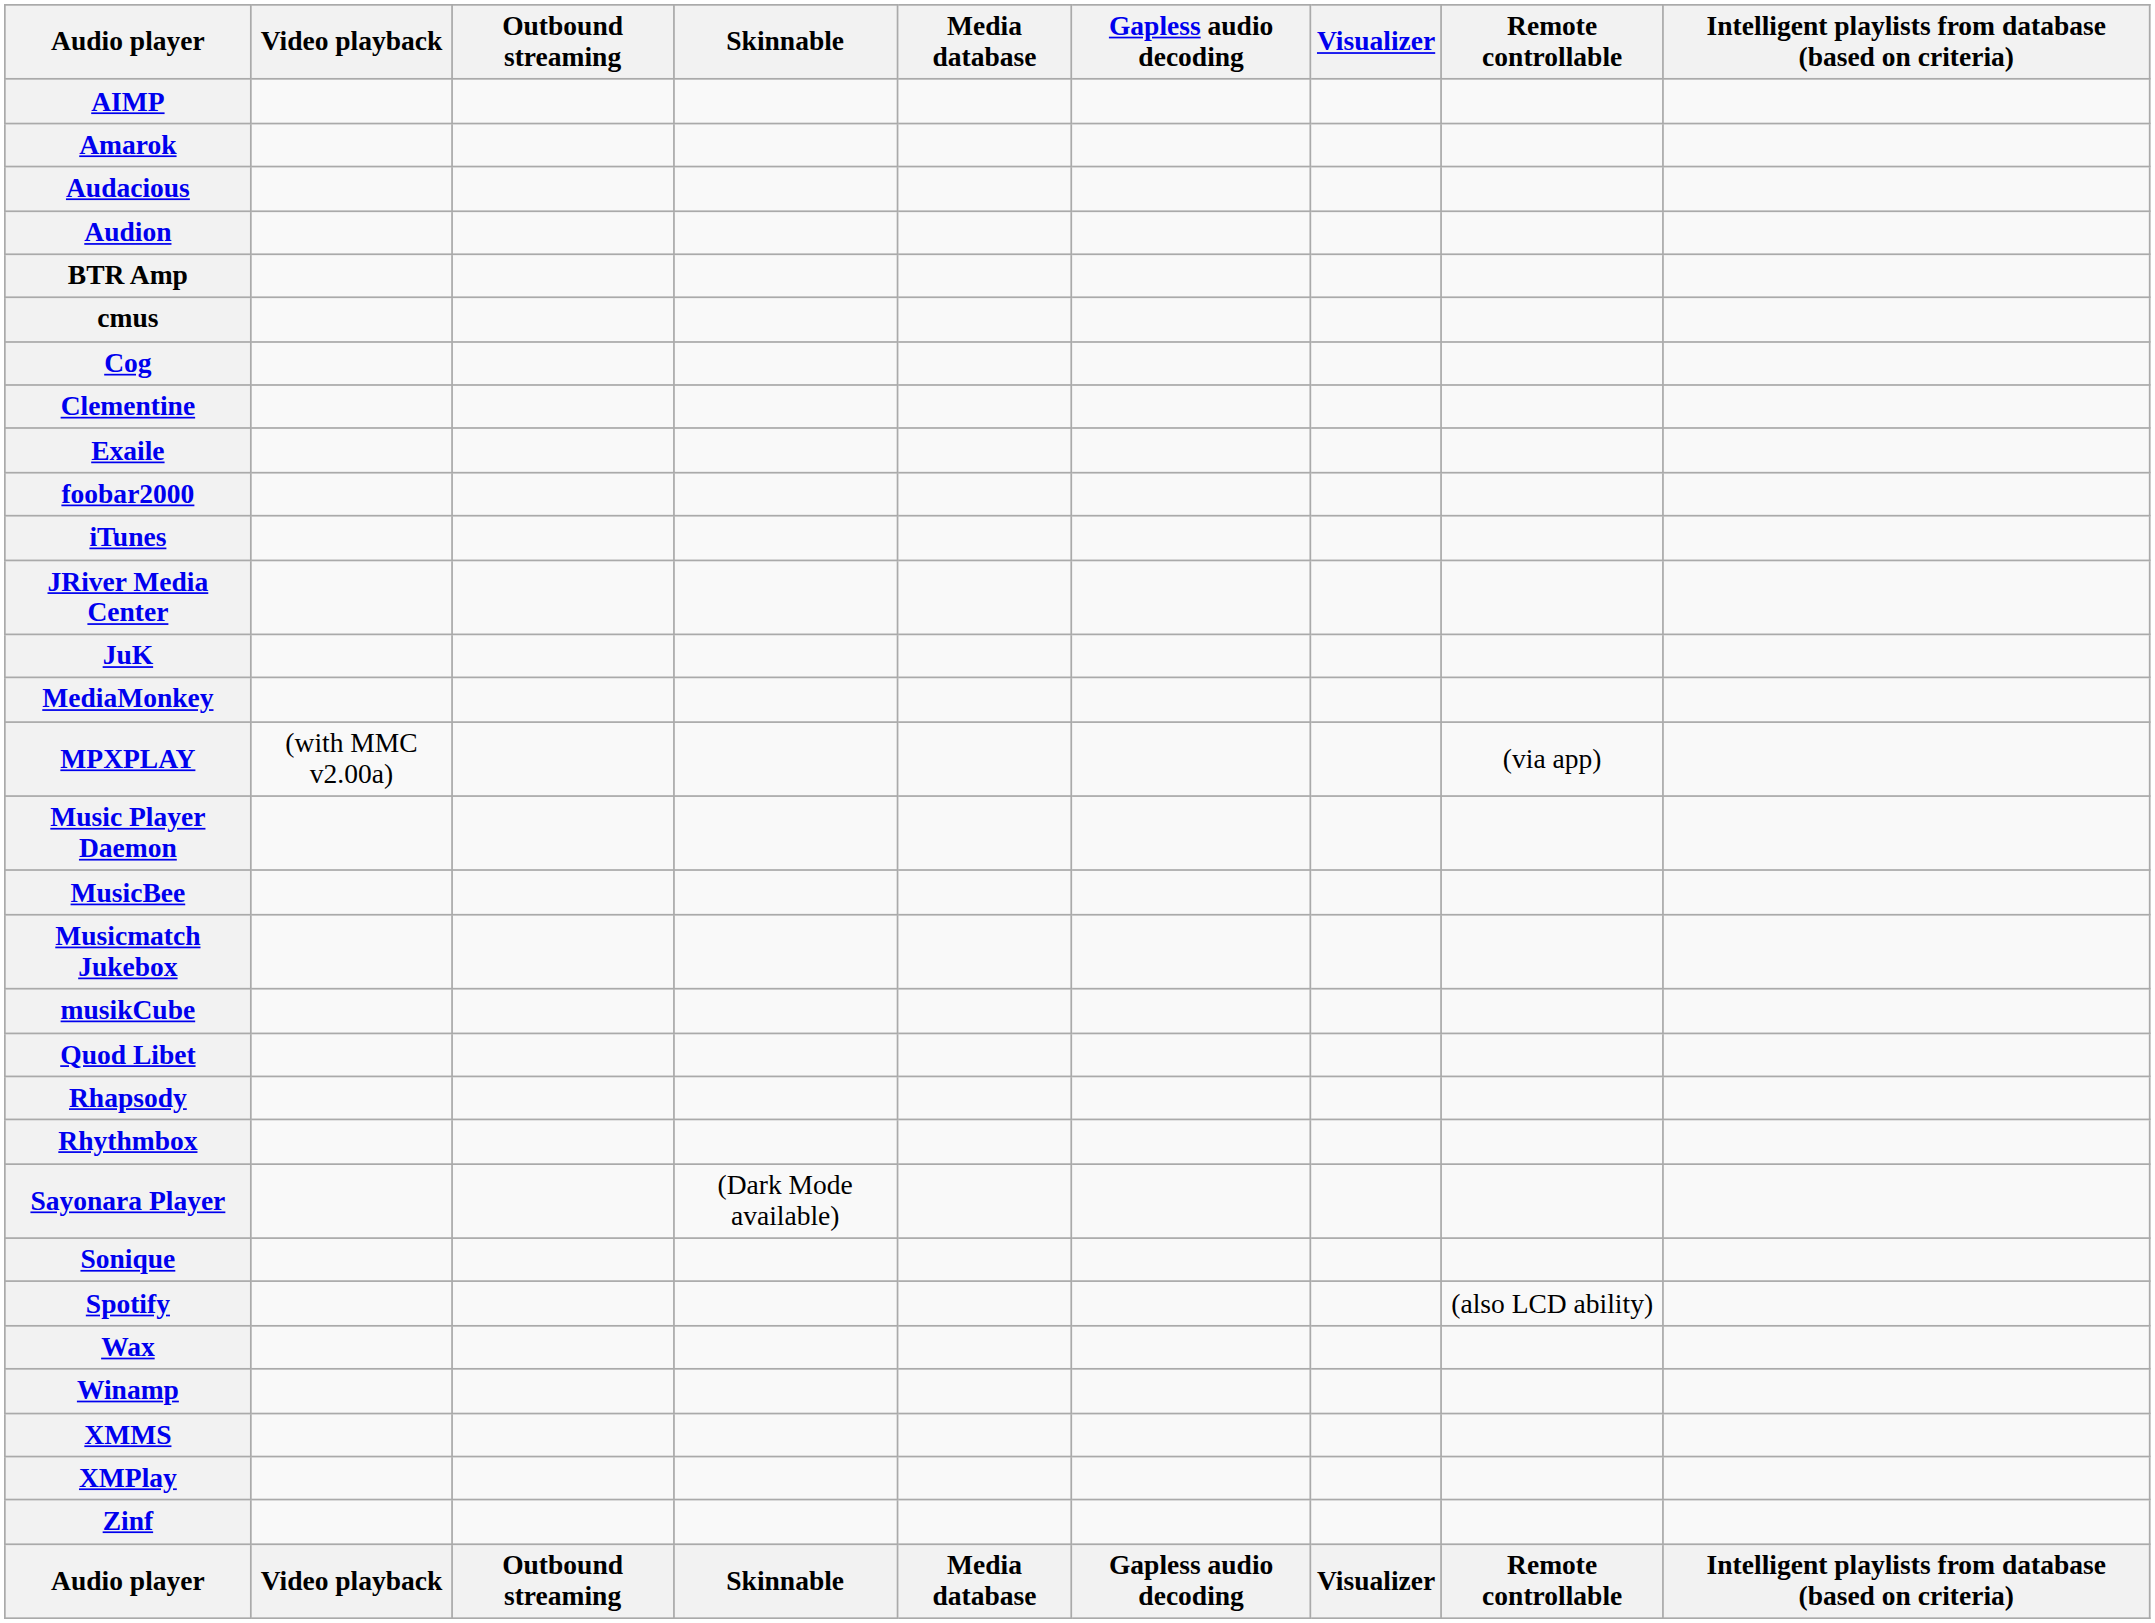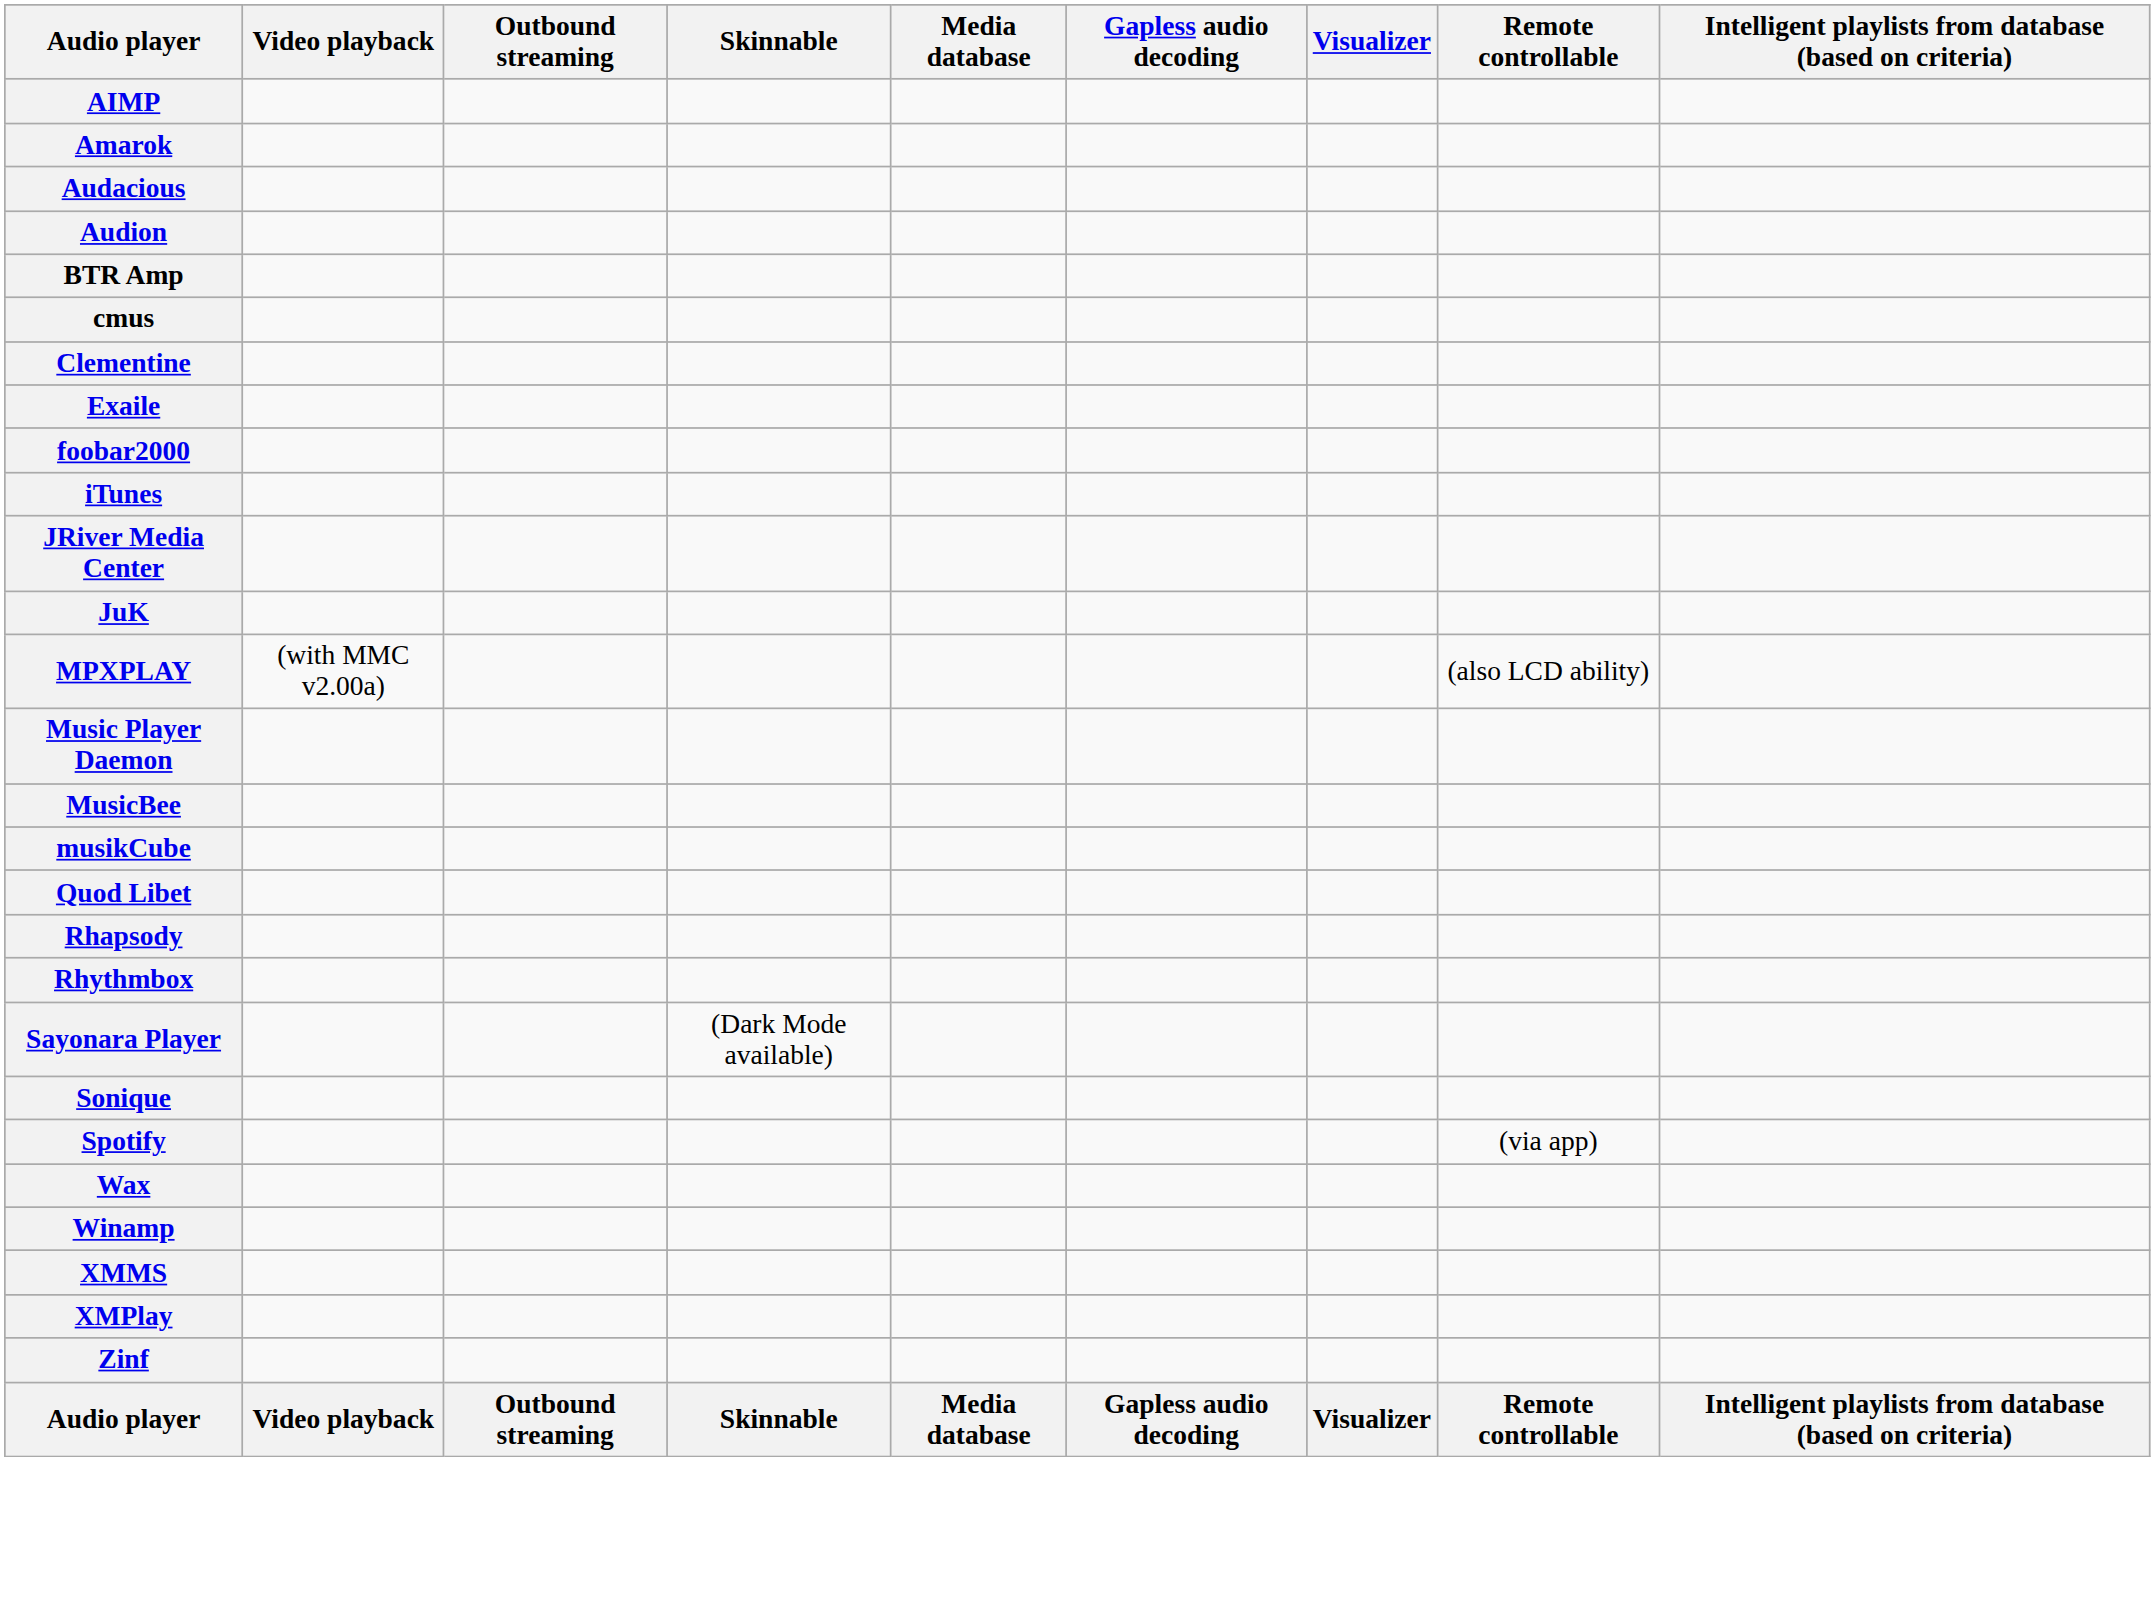- row: (128, 362)
- row: (128, 699)
(1552, 758) (via app) -> (1548, 671) (also LCD ability)
- row: (128, 951)
(1552, 1303) (also LCD ability) -> (1548, 1141) (via app)
